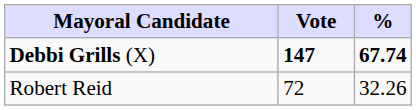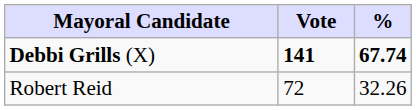(299, 54) 147 -> (299, 54) 141
